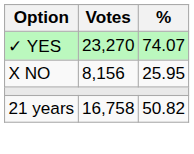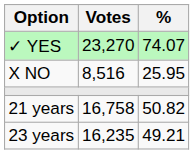(103, 73) 8,156 -> (103, 73) 8,516
+ row: (41, 135)
